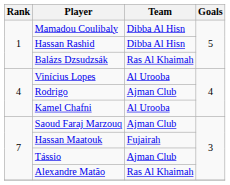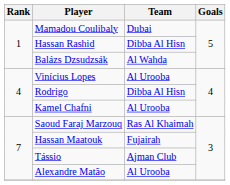(156, 28) Dibba Al Hisn -> (139, 28) Dubai
(160, 60) Ras Al Khaimah -> (147, 60) Al Wahda
(152, 92) Ajman Club -> (156, 92) Dibba Al Hisn
(152, 124) Ajman Club -> (160, 124) Ras Al Khaimah
(160, 172) Ras Al Khaimah -> (148, 172) Al Urooba
